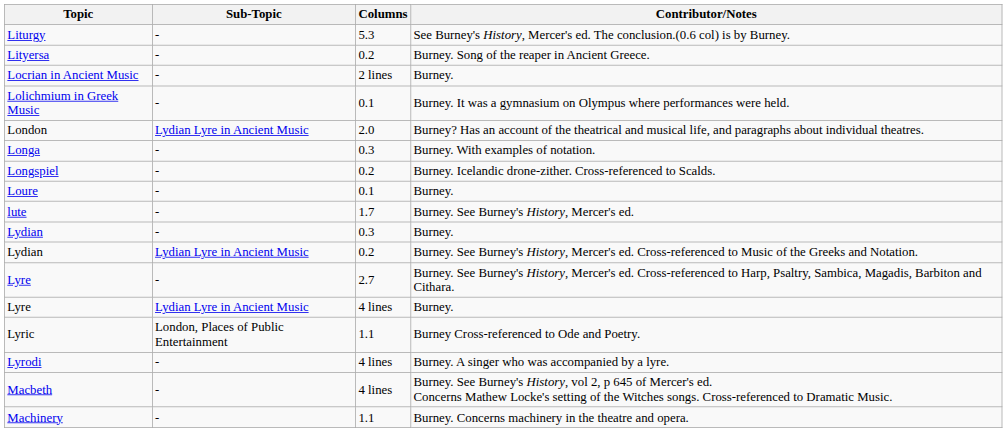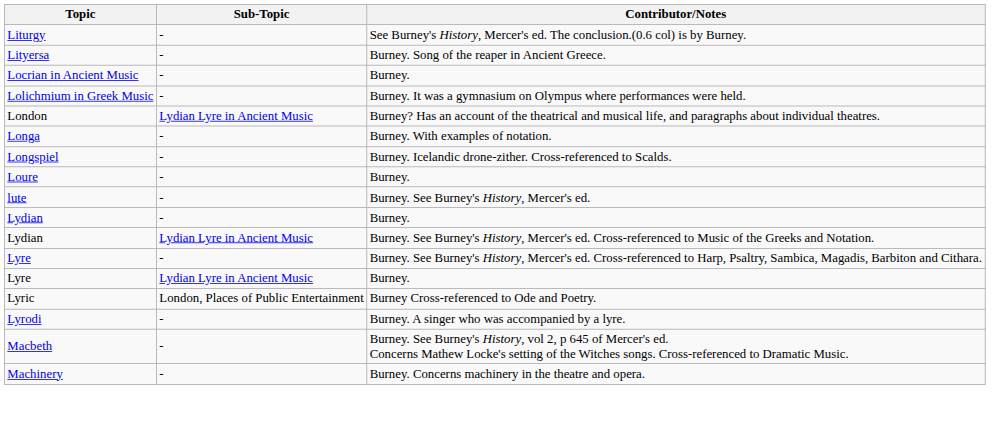- column: (383, 14)
